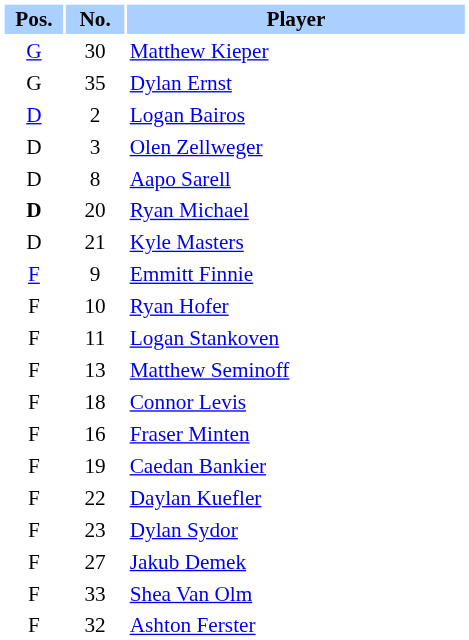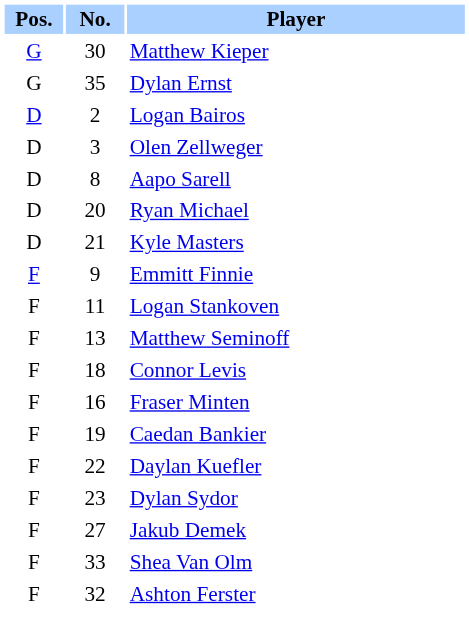(34, 210) bold -> (34, 210) normal
- row: (179, 306)
